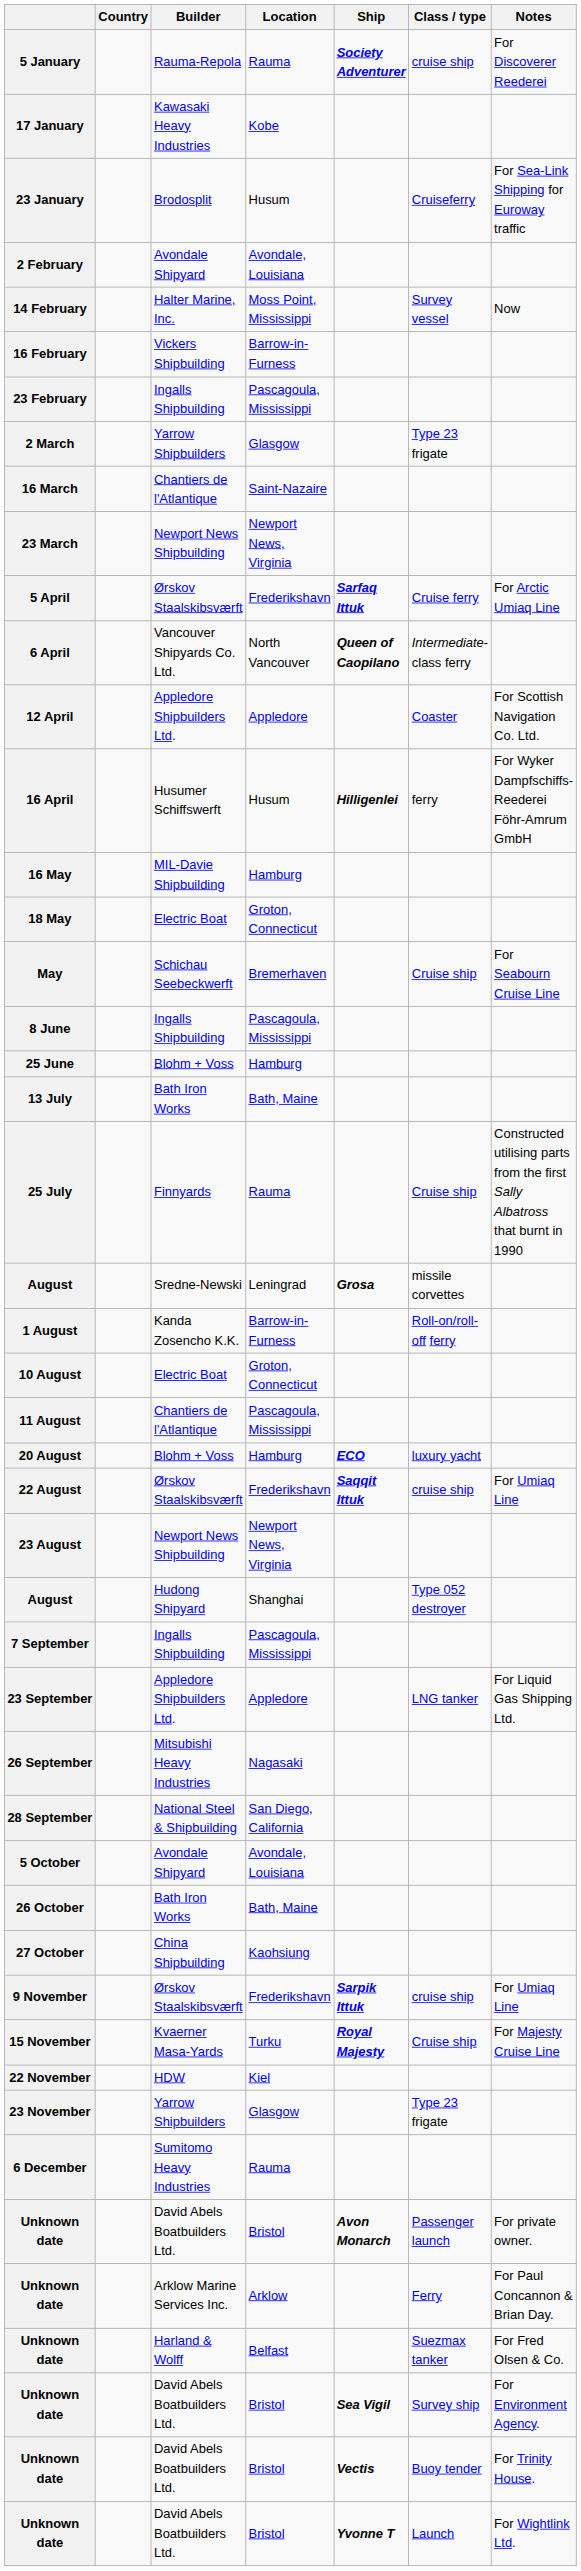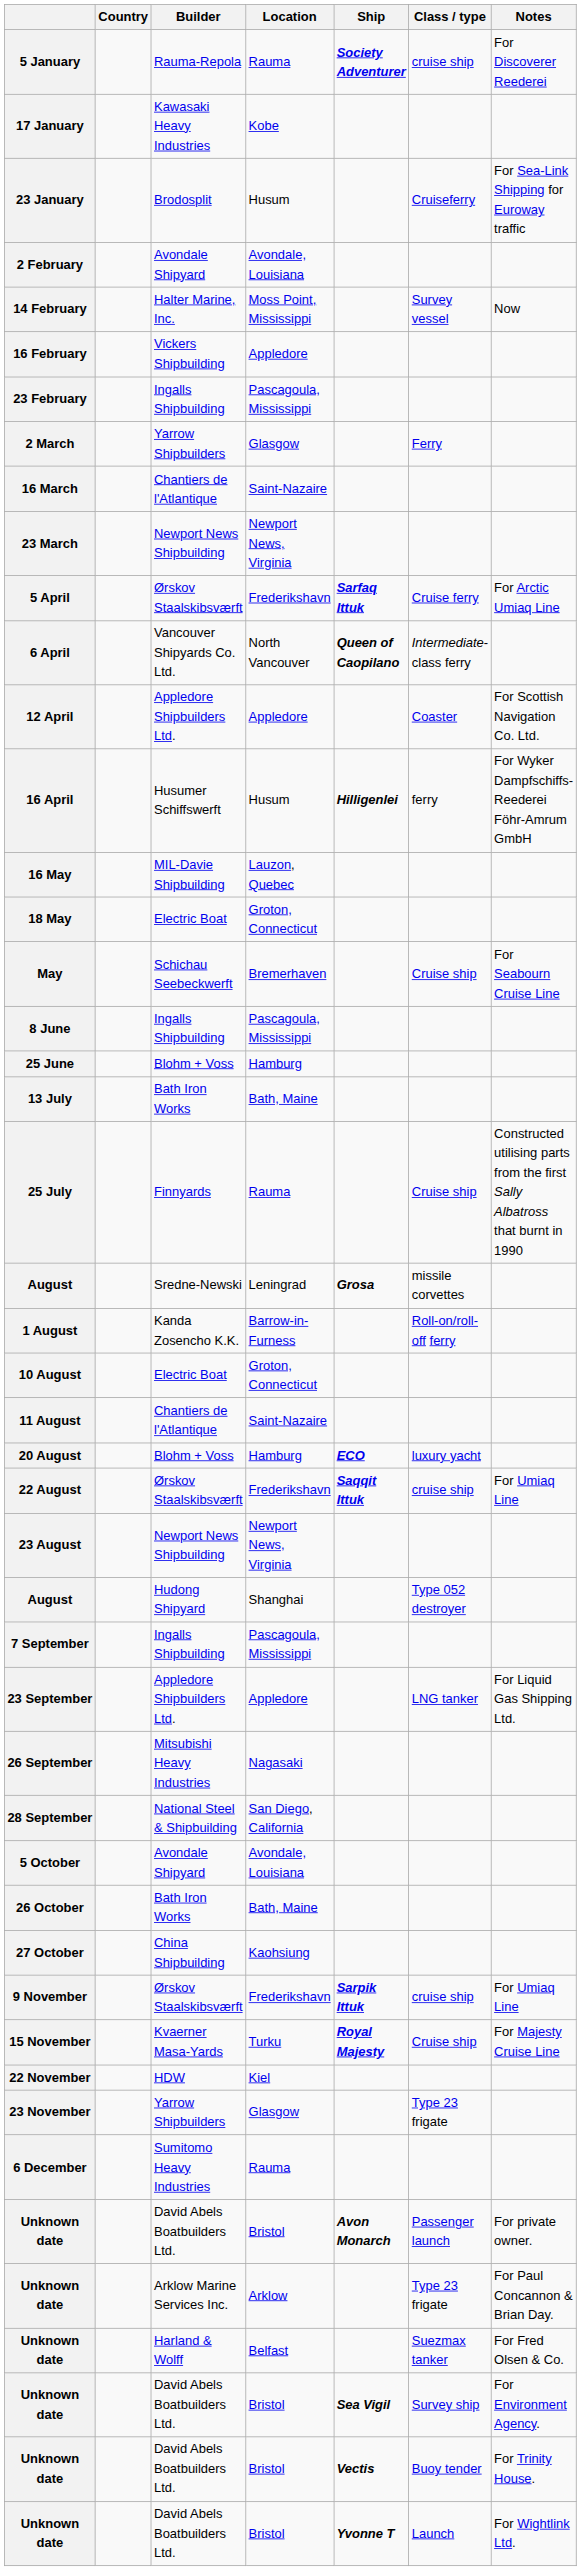(278, 354) Barrow-in-Furness -> (278, 354) Appledore
(435, 444) Type 23 frigate -> (427, 444) Ferry
(275, 874) Hamburg -> (272, 874) Lauzon, Quebec
(284, 1420) Pascagoula, Mississippi -> (288, 1420) Saint-Nazaire
(427, 2295) Ferry -> (435, 2295) Type 23 frigate
